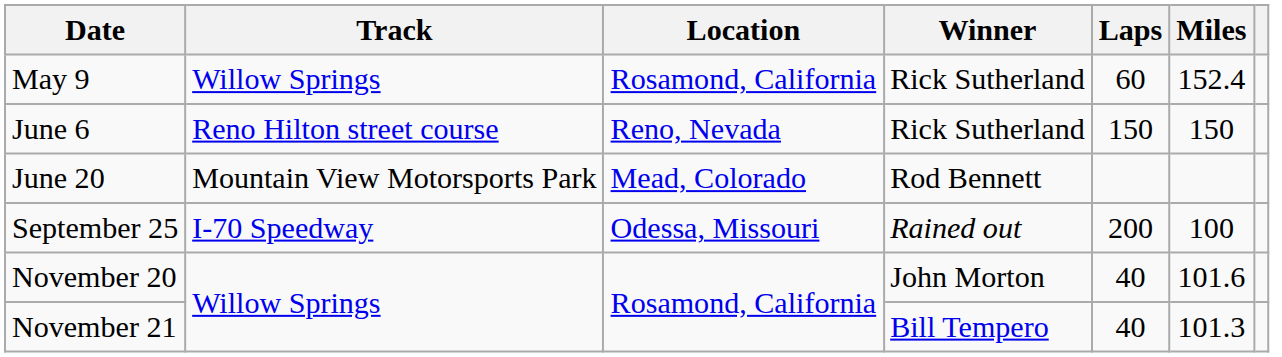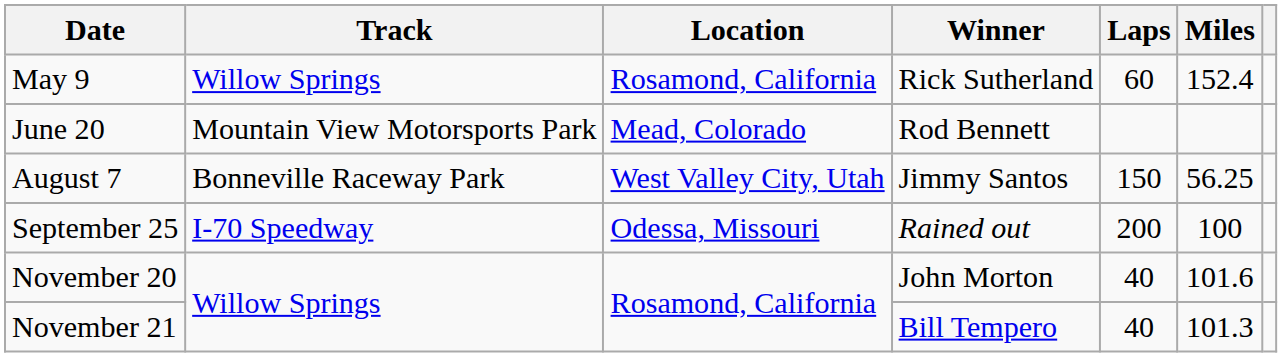- row: (51, 128)
+ row: (67, 178)
